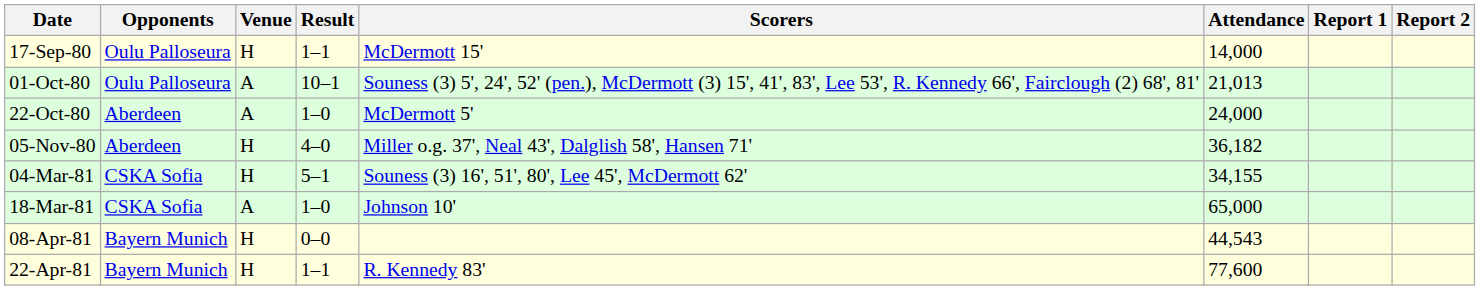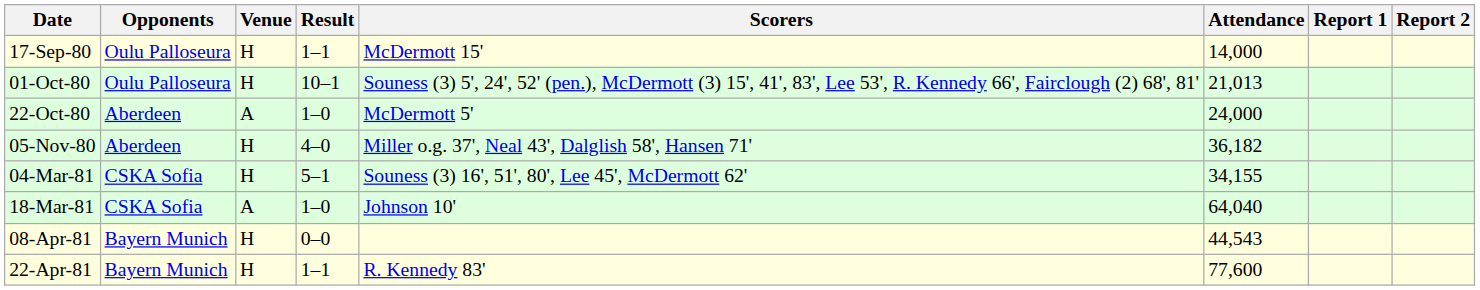(247, 82) A -> (247, 82) H
(1235, 207) 65,000 -> (1235, 207) 64,040
